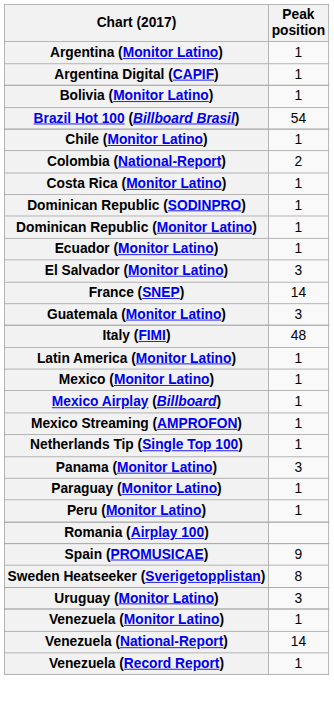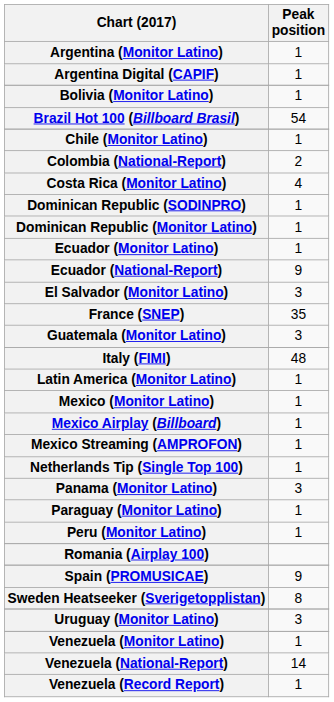(298, 183) 1 -> (298, 183) 4
+ row: (136, 270)
(298, 292) 14 -> (298, 314) 35
